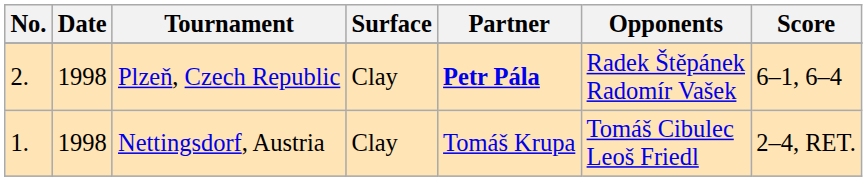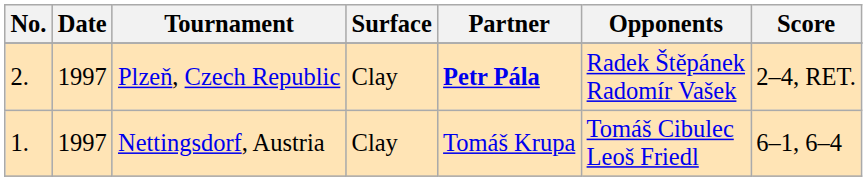(82, 76) 1998 -> (82, 76) 1997
(799, 76) 6–1, 6–4 -> (806, 76) 2–4, RET.
(82, 142) 1998 -> (82, 142) 1997
(806, 142) 2–4, RET. -> (799, 142) 6–1, 6–4
